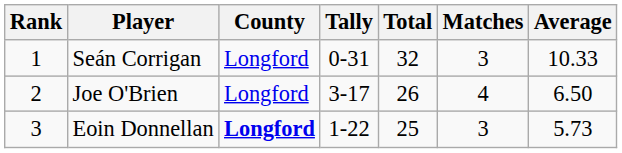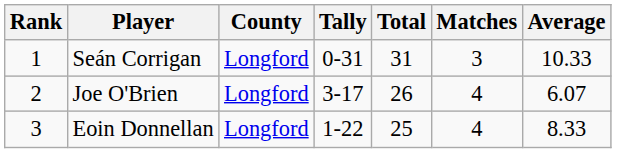(408, 57) 32 -> (402, 57) 31
(573, 93) 6.50 -> (566, 93) 6.07
(269, 128) bold -> (266, 128) normal
(483, 128) 3 -> (477, 128) 4
(573, 128) 5.73 -> (566, 128) 8.33
